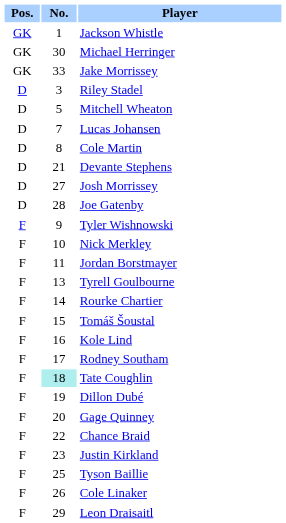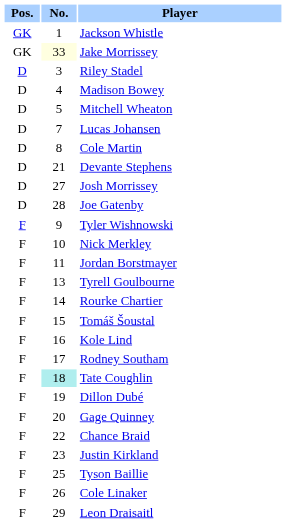- row: (127, 51)
(59, 71) no background -> (59, 51) lightyellow background
+ row: (122, 90)
